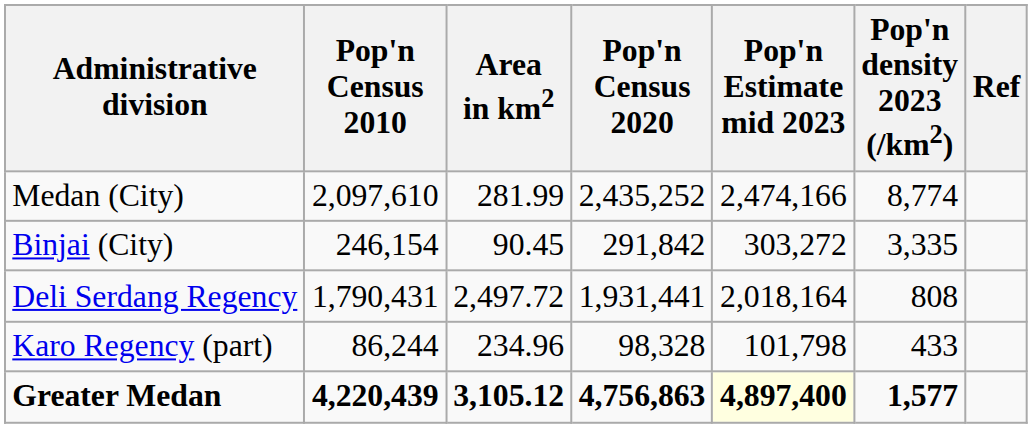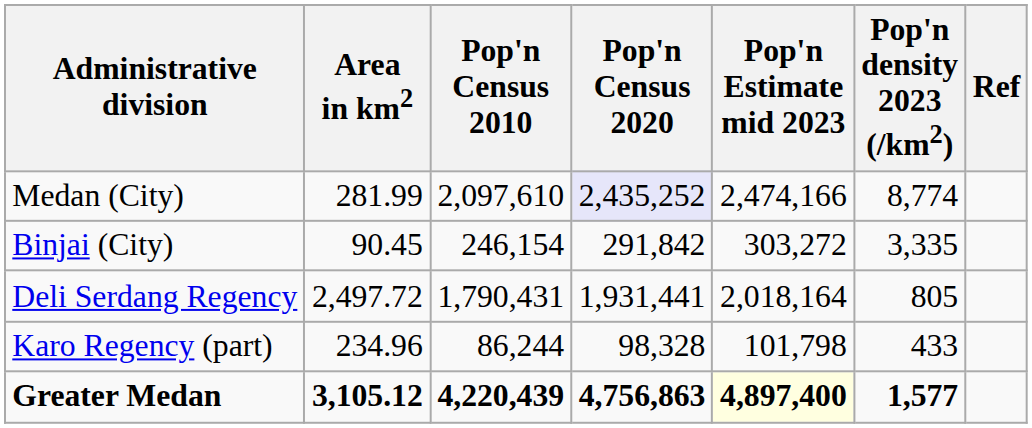columns swapped: (509, 87) <-> (375, 87)
(642, 195) no background -> (642, 195) lavender background
(934, 295) 808 -> (934, 295) 805
